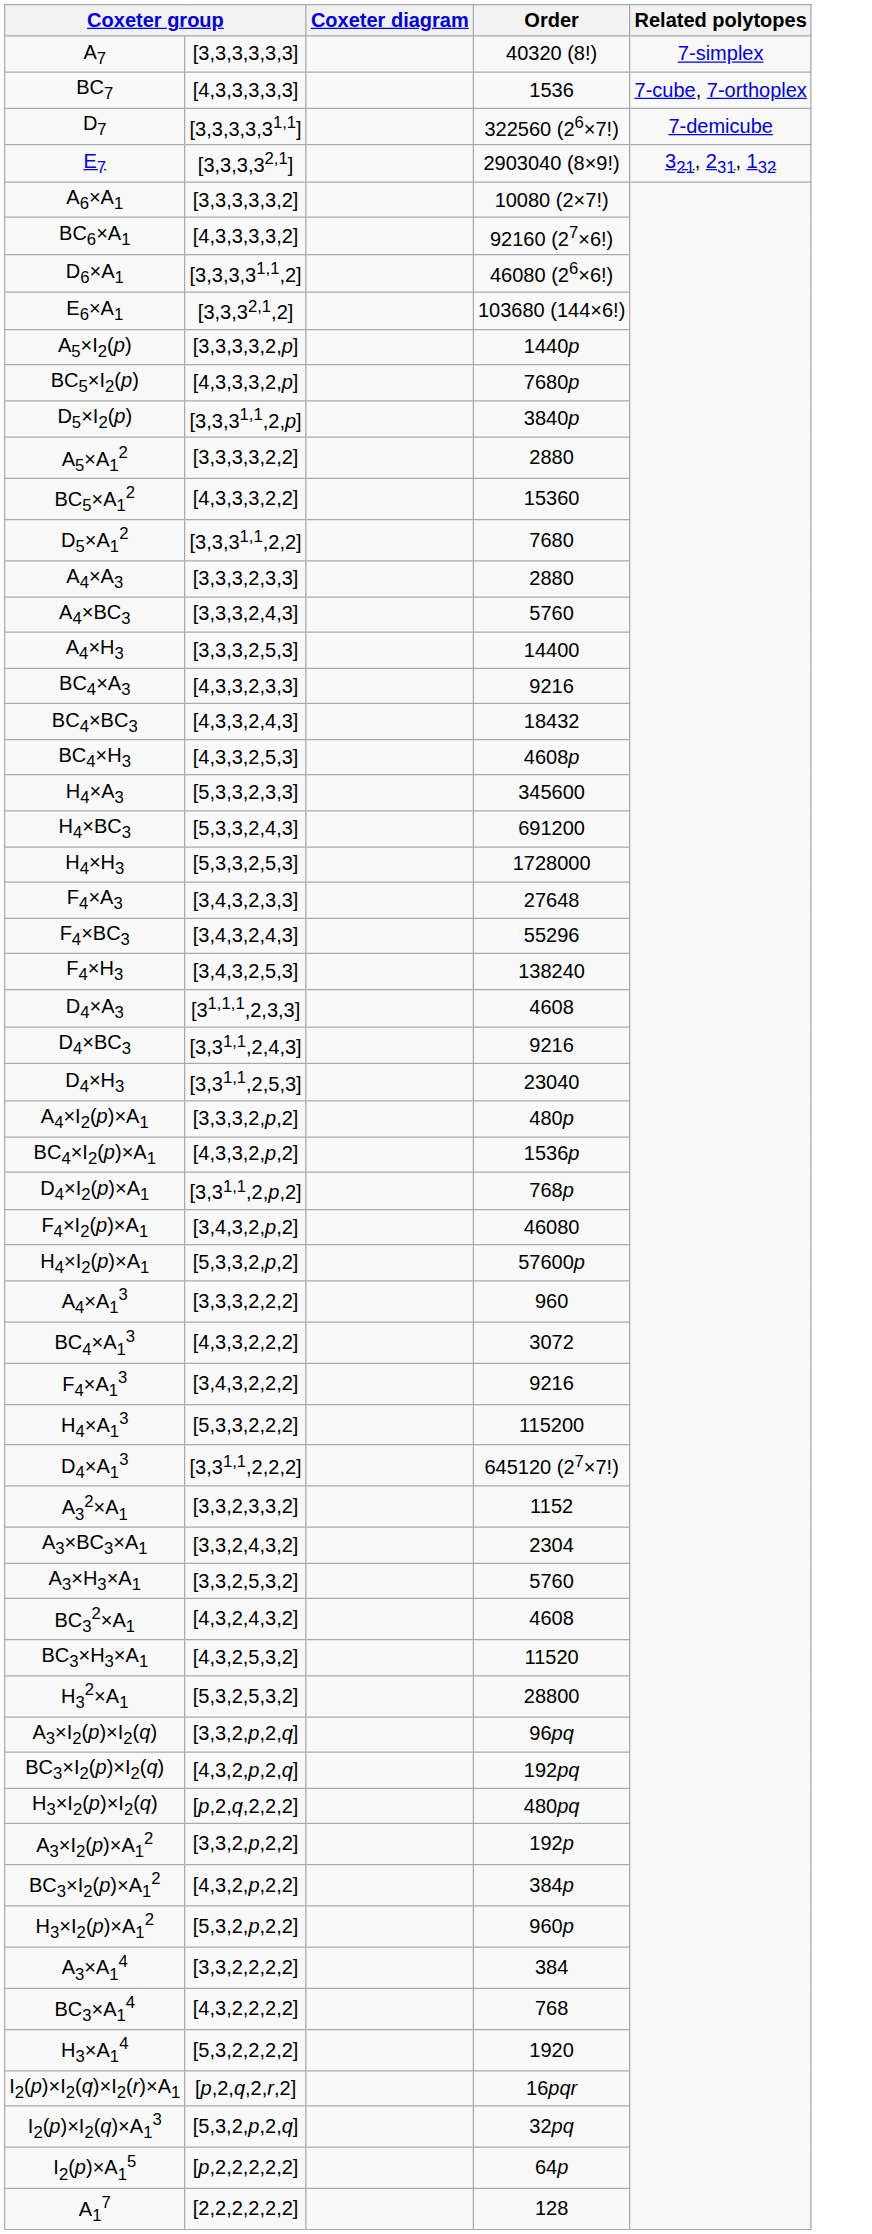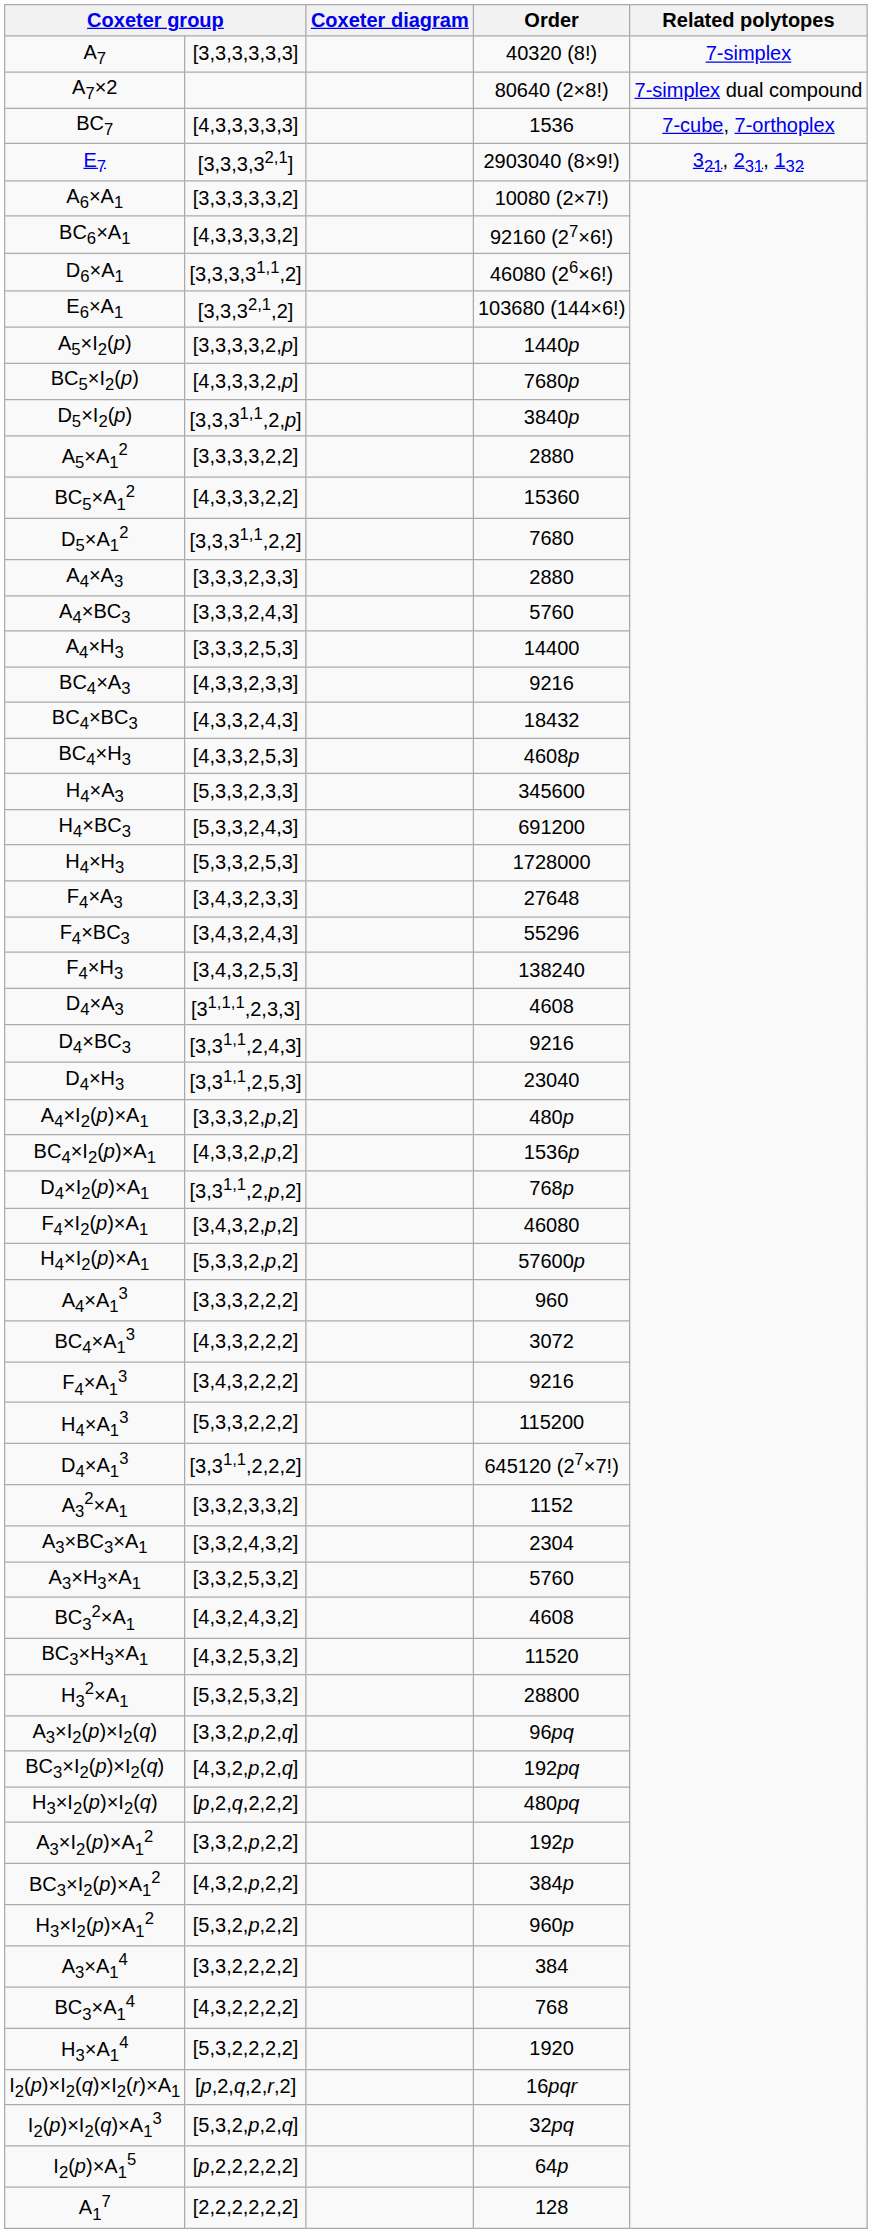+ row: (95, 90)
- row: (95, 126)
